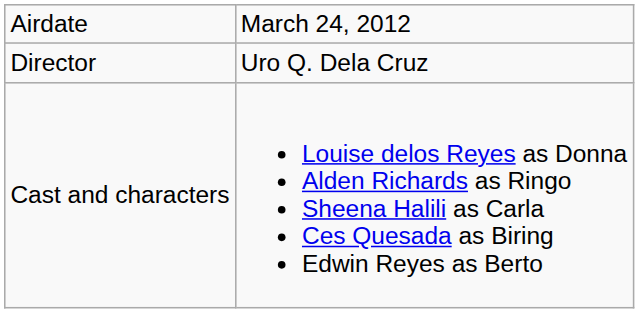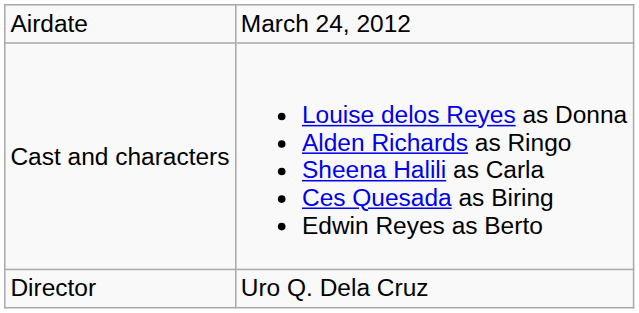rows swapped: (53, 62) <-> (120, 194)
